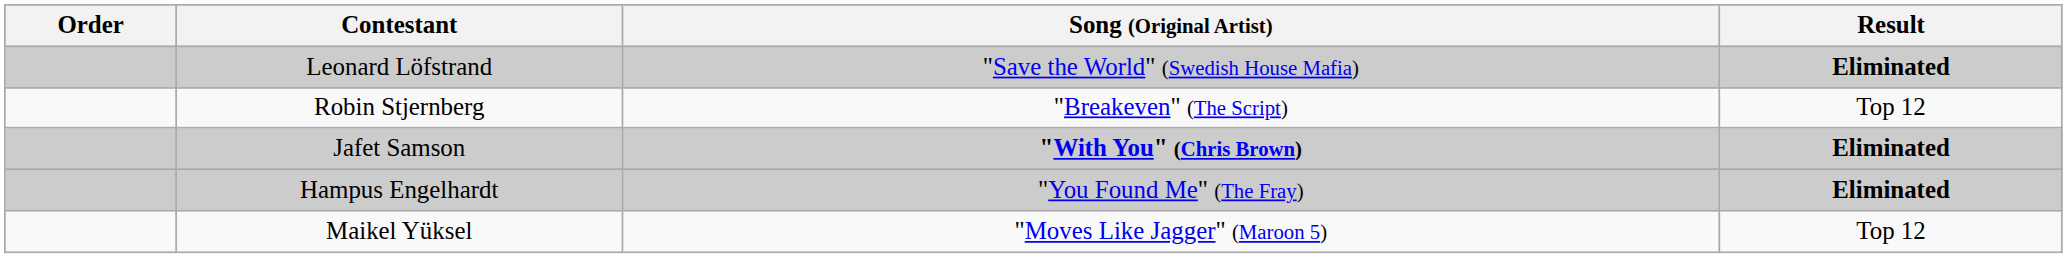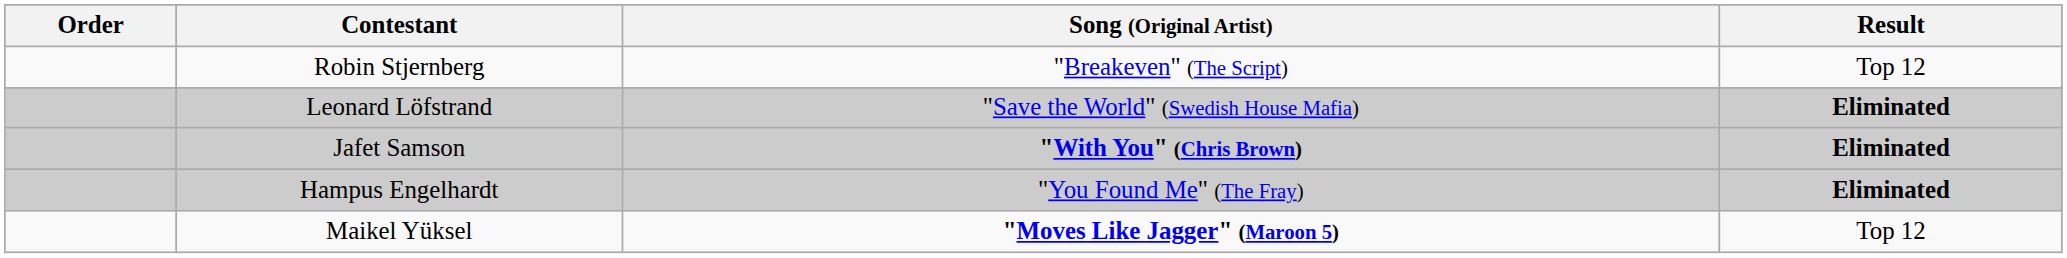rows swapped: (399, 107) <-> (399, 66)
(1171, 230) normal -> (1171, 230) bold
